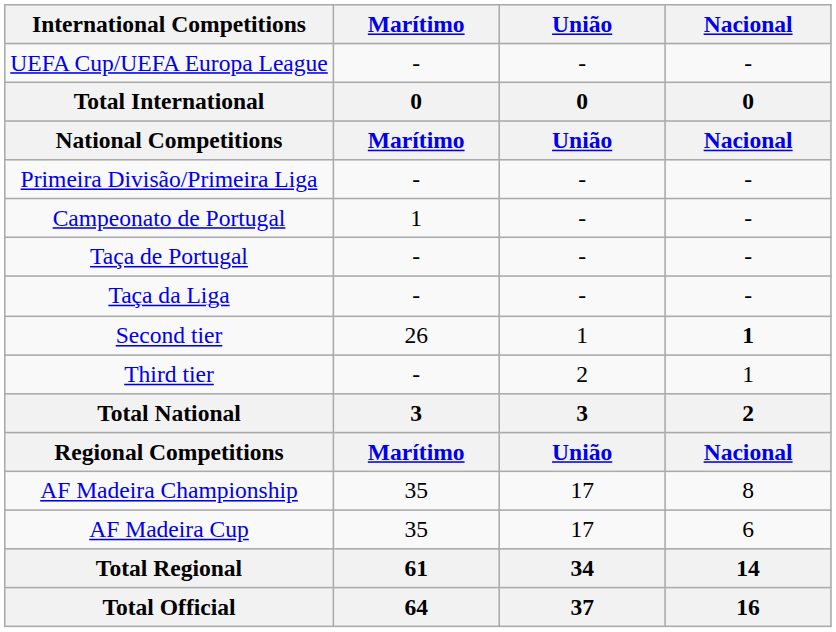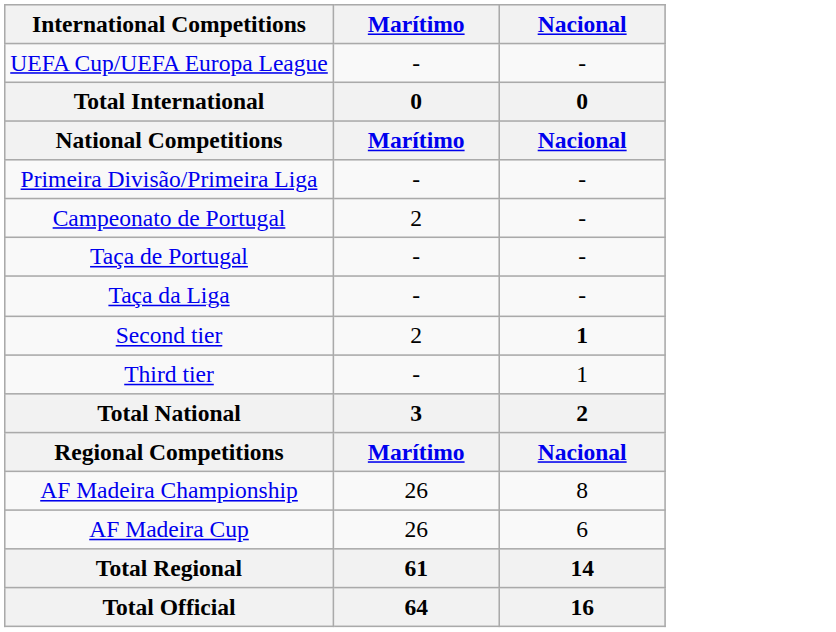- column: (582, 24)
(416, 218) 1 -> (416, 218) 2
(416, 334) 26 -> (416, 334) 2
(416, 490) 35 -> (416, 490) 26
(416, 529) 35 -> (416, 529) 26
